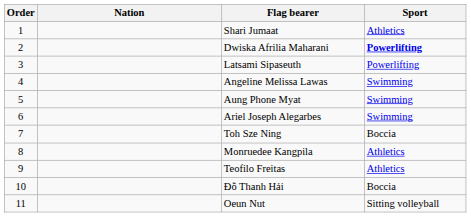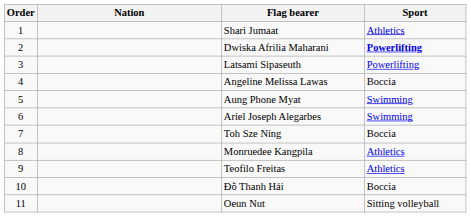(390, 82) Swimming -> (381, 82) Boccia
